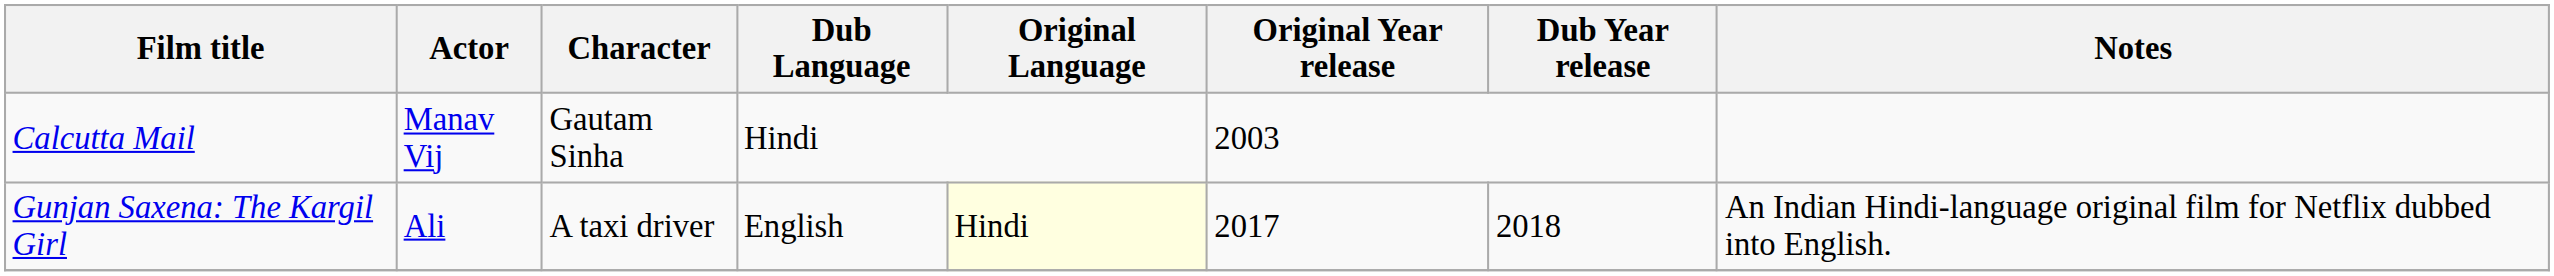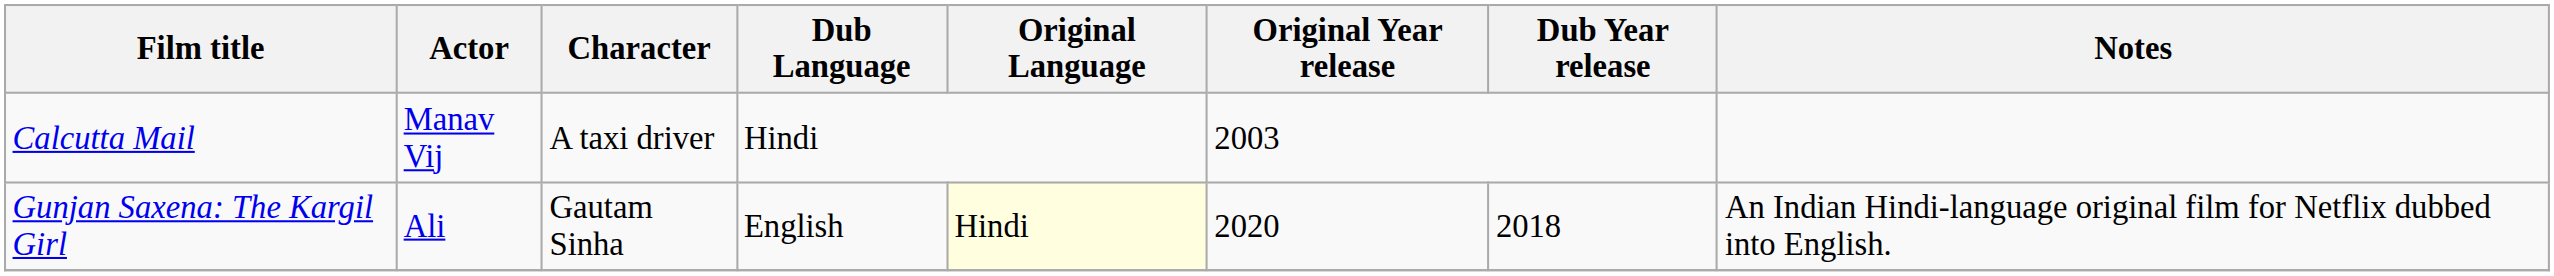(601, 137) Gautam Sinha -> (632, 137) A taxi driver
(632, 225) A taxi driver -> (601, 225) Gautam Sinha
(1247, 225) 2017 -> (1247, 225) 2020
